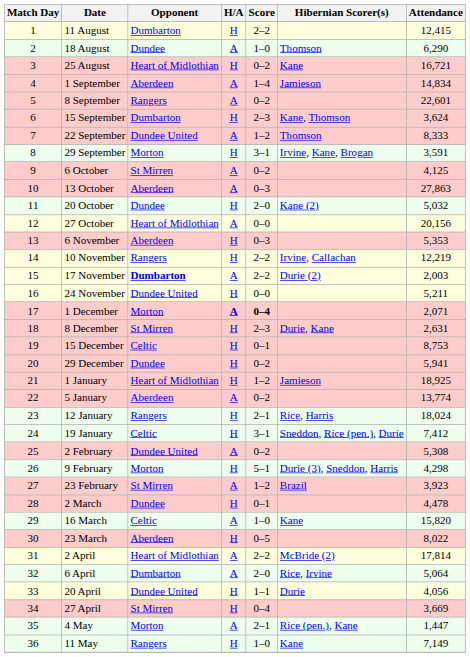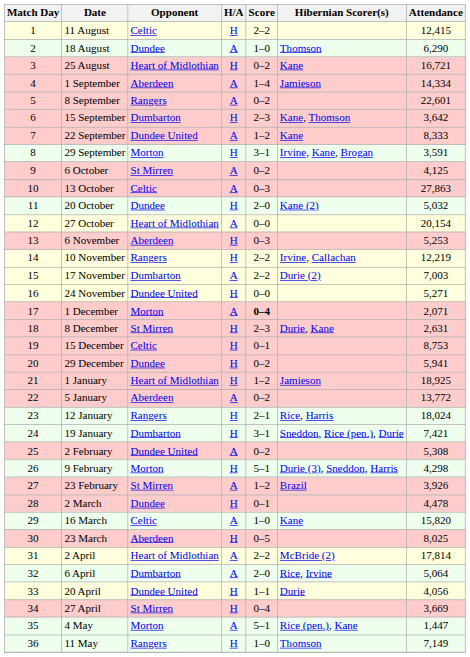(156, 30) Dumbarton -> (144, 30) Celtic
(436, 83) 14,834 -> (436, 83) 14,334
(436, 118) 3,624 -> (436, 118) 3,642
(301, 135) Thomson -> (292, 135) Kane
(152, 188) Aberdeen -> (144, 188) Celtic
(436, 223) 20,156 -> (436, 223) 20,154
(436, 240) 5,353 -> (436, 240) 5,253
(158, 275) bold -> (156, 275) normal
(436, 275) 2,003 -> (436, 275) 7,003
(436, 293) 5,211 -> (436, 293) 5,271
(234, 310) bold -> (234, 310) normal
(436, 398) 13,774 -> (436, 398) 13,772
(144, 433) Celtic -> (156, 433) Dumbarton
(436, 433) 7,412 -> (436, 433) 7,421
(436, 485) 3,923 -> (436, 485) 3,926
(436, 538) 8,022 -> (436, 538) 8,025
(262, 626) 2–1 -> (262, 626) 5–1
(292, 643) Kane -> (301, 643) Thomson
